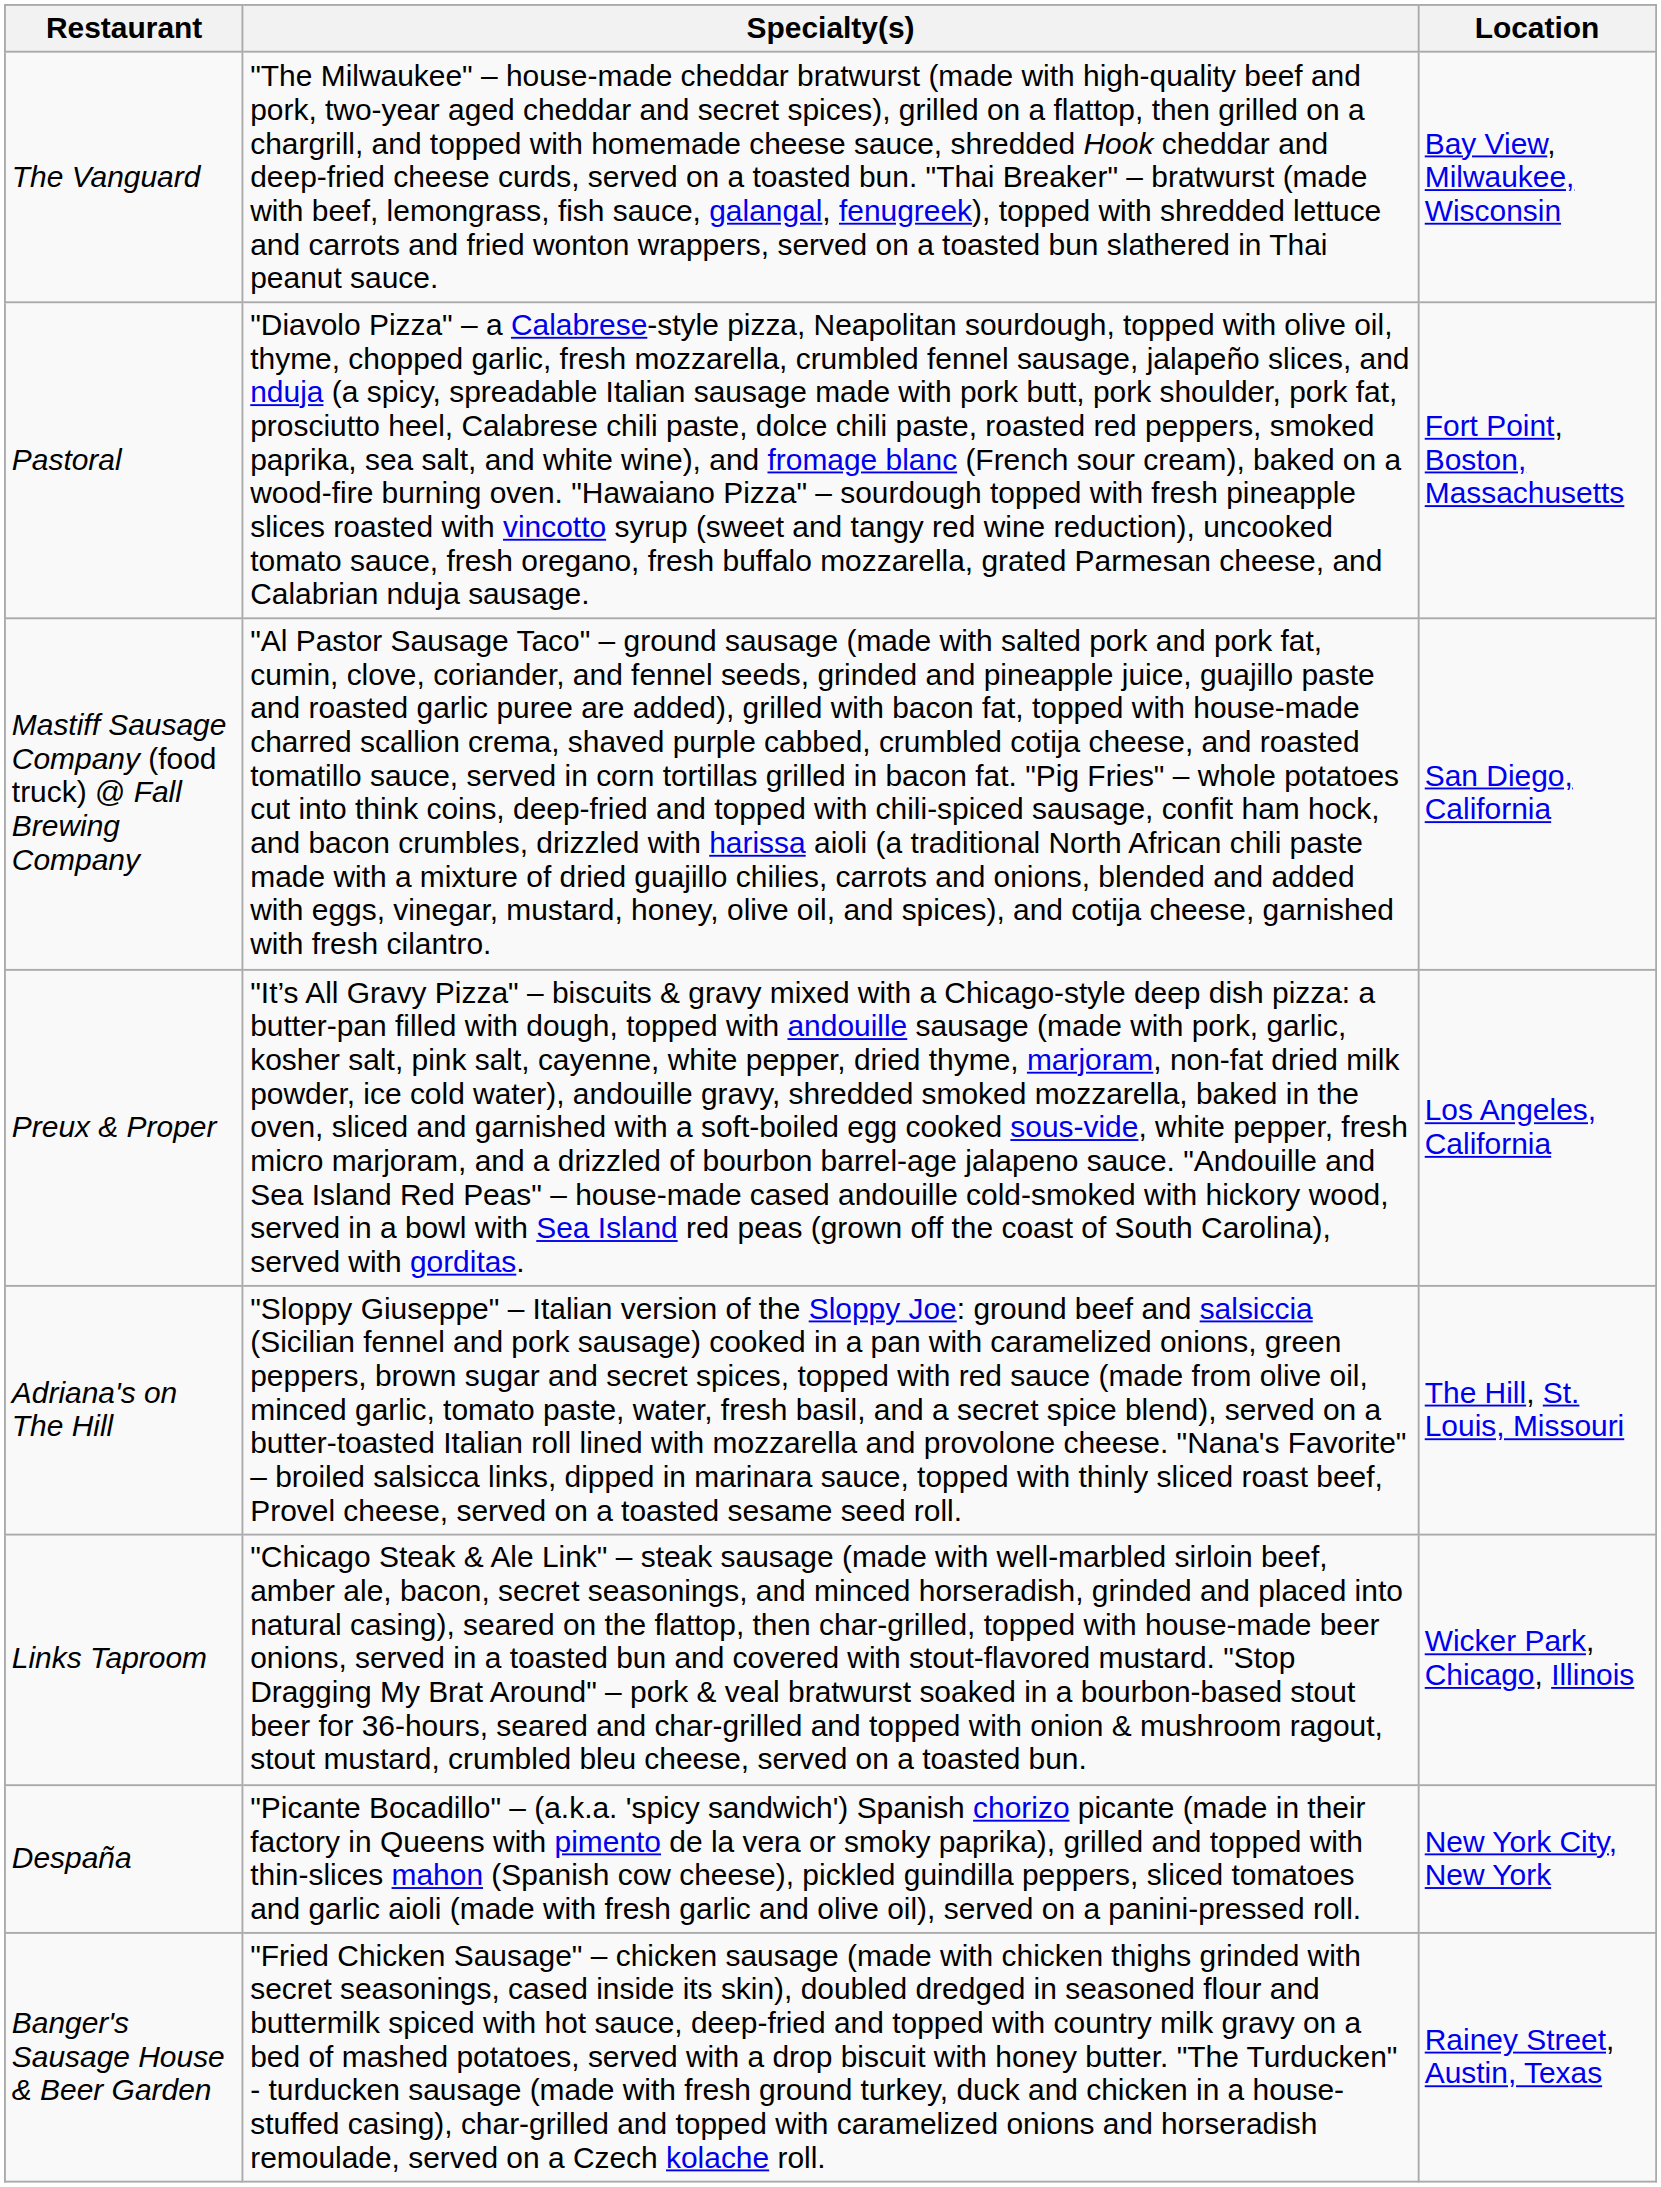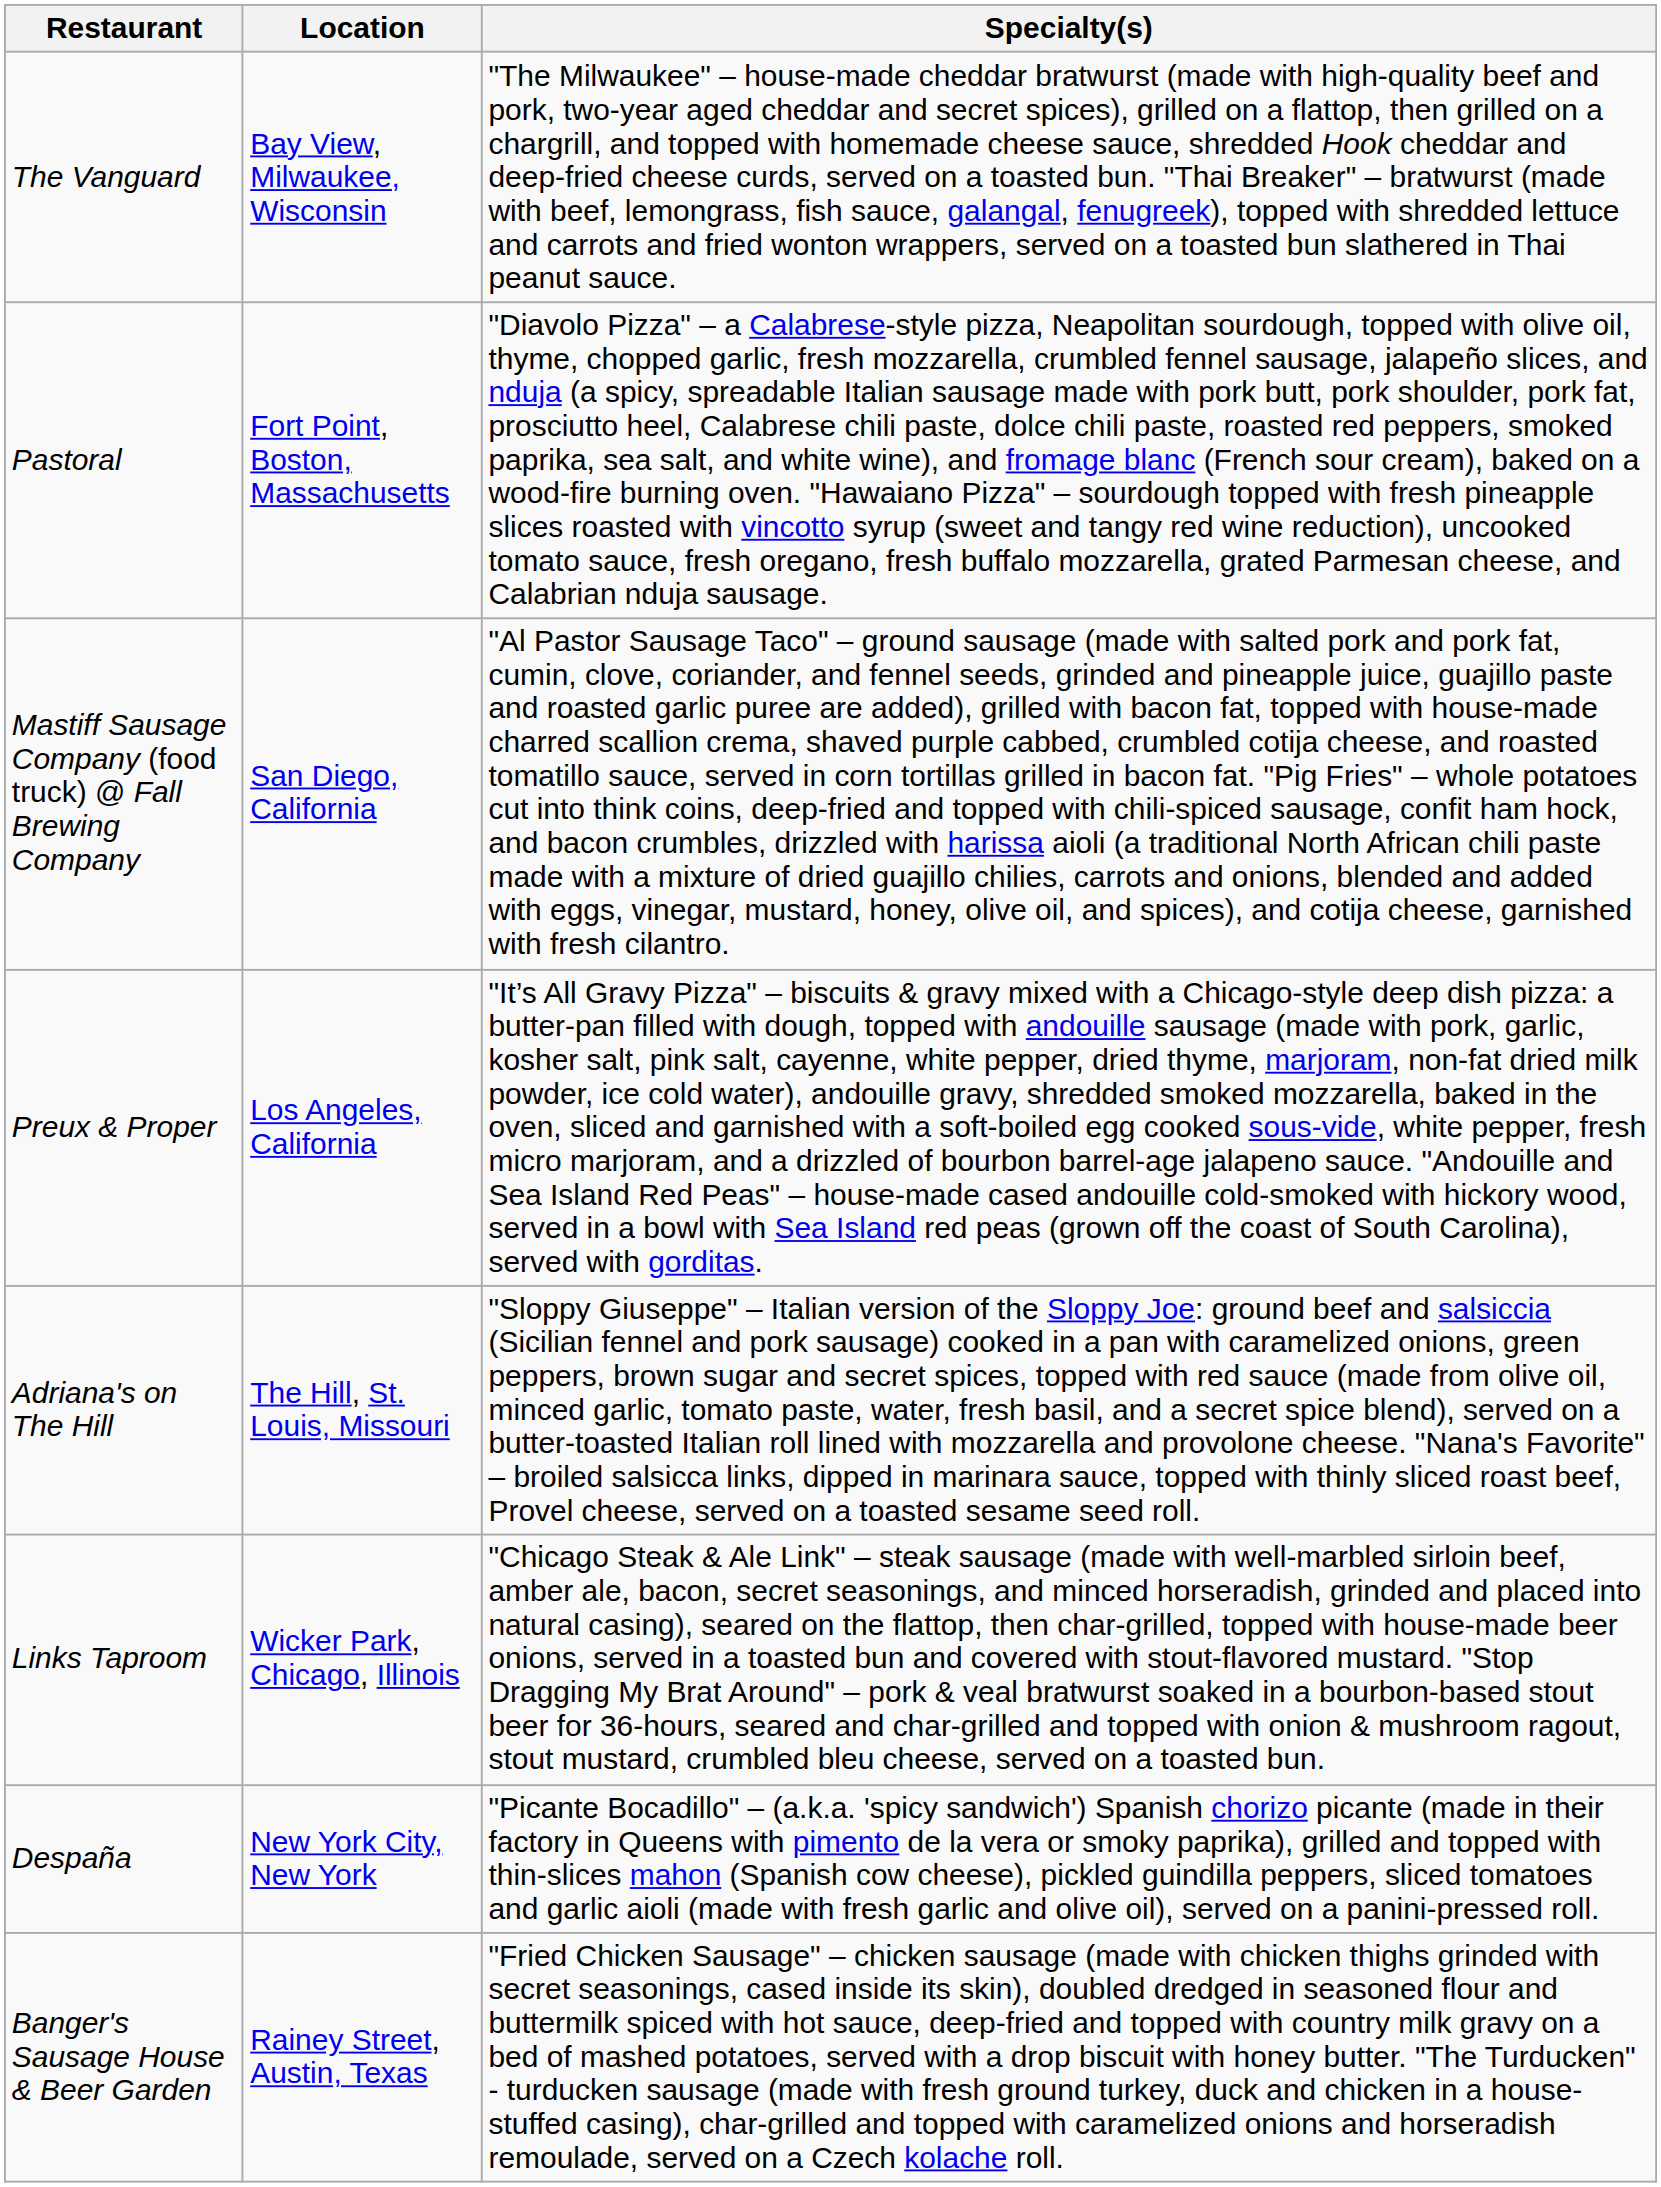columns swapped: (1537, 28) <-> (831, 28)
